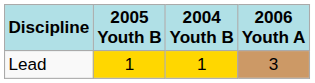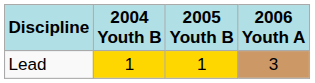columns swapped: (202, 27) <-> (129, 27)
